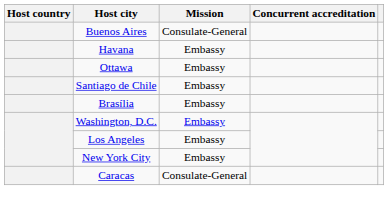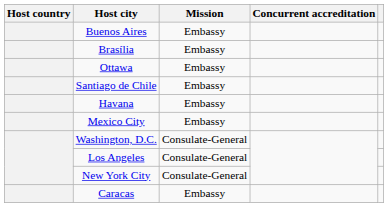(205, 31) Consulate-General -> (205, 31) Embassy
rows swapped: (116, 103) <-> (116, 49)
+ row: (116, 121)
(205, 121) Embassy -> (205, 139) Consulate-General
(205, 139) Embassy -> (205, 157) Consulate-General
(205, 157) Embassy -> (205, 175) Consulate-General
(205, 175) Consulate-General -> (205, 193) Embassy
